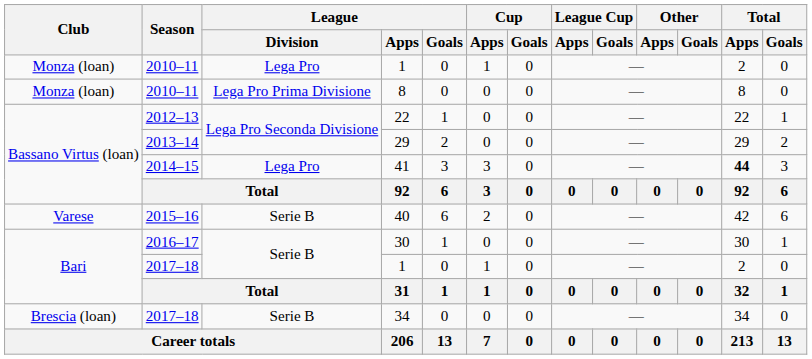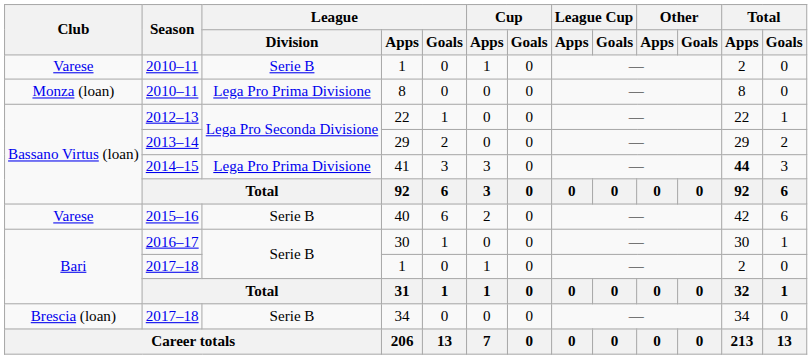(73, 67) Monza (loan) -> (73, 67) Varese
(292, 67) Lega Pro -> (292, 67) Serie B
(292, 166) Lega Pro -> (292, 166) Lega Pro Prima Divisione
